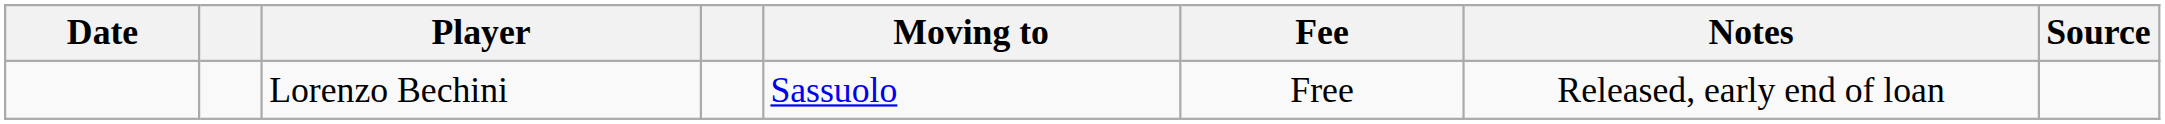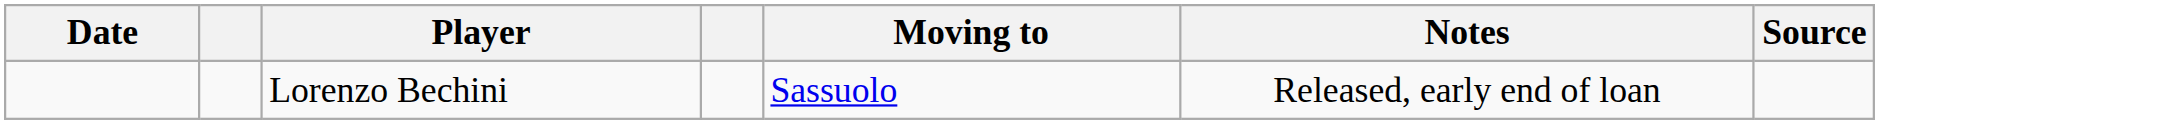- column: (1322, 32)
